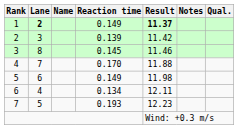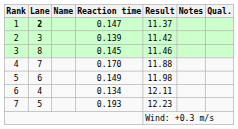(109, 24) 0.149 -> (109, 24) 0.147
(160, 24) bold -> (160, 24) normal
